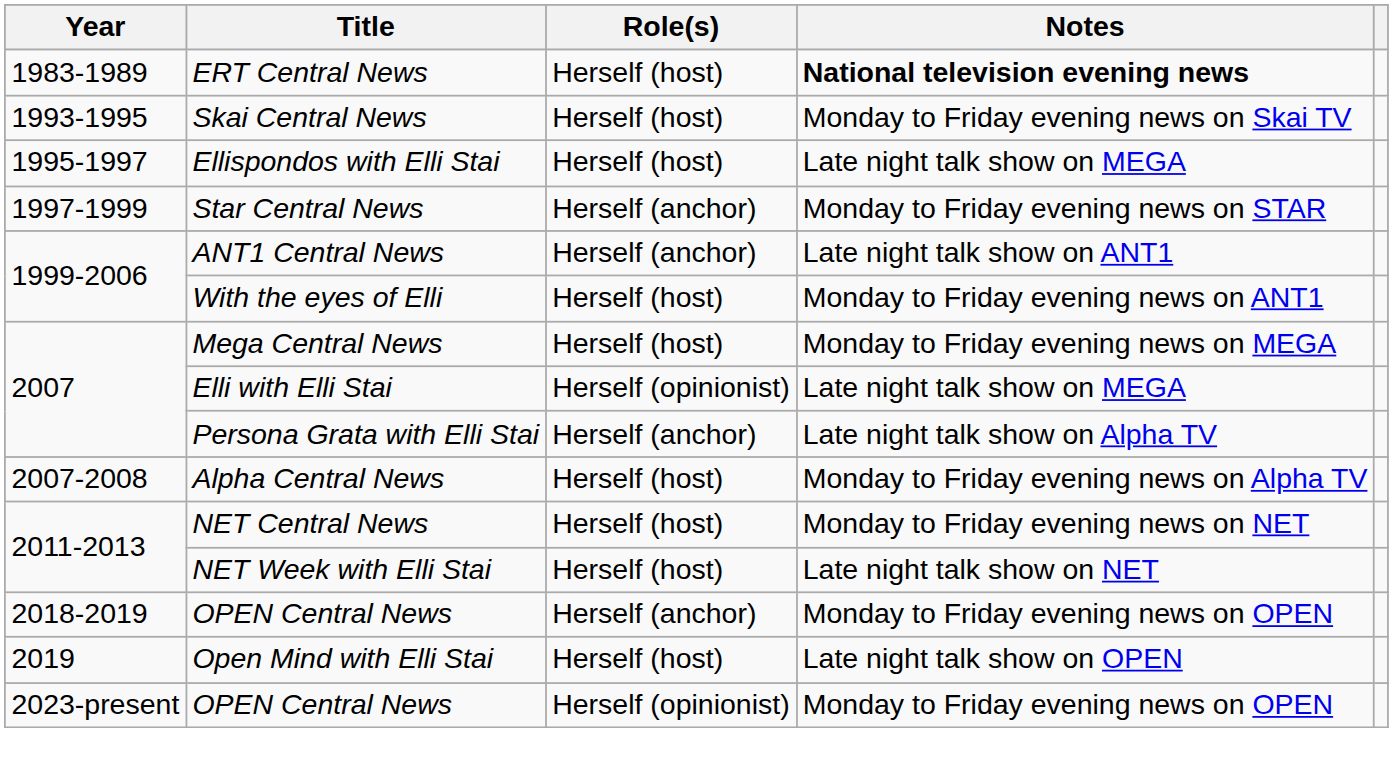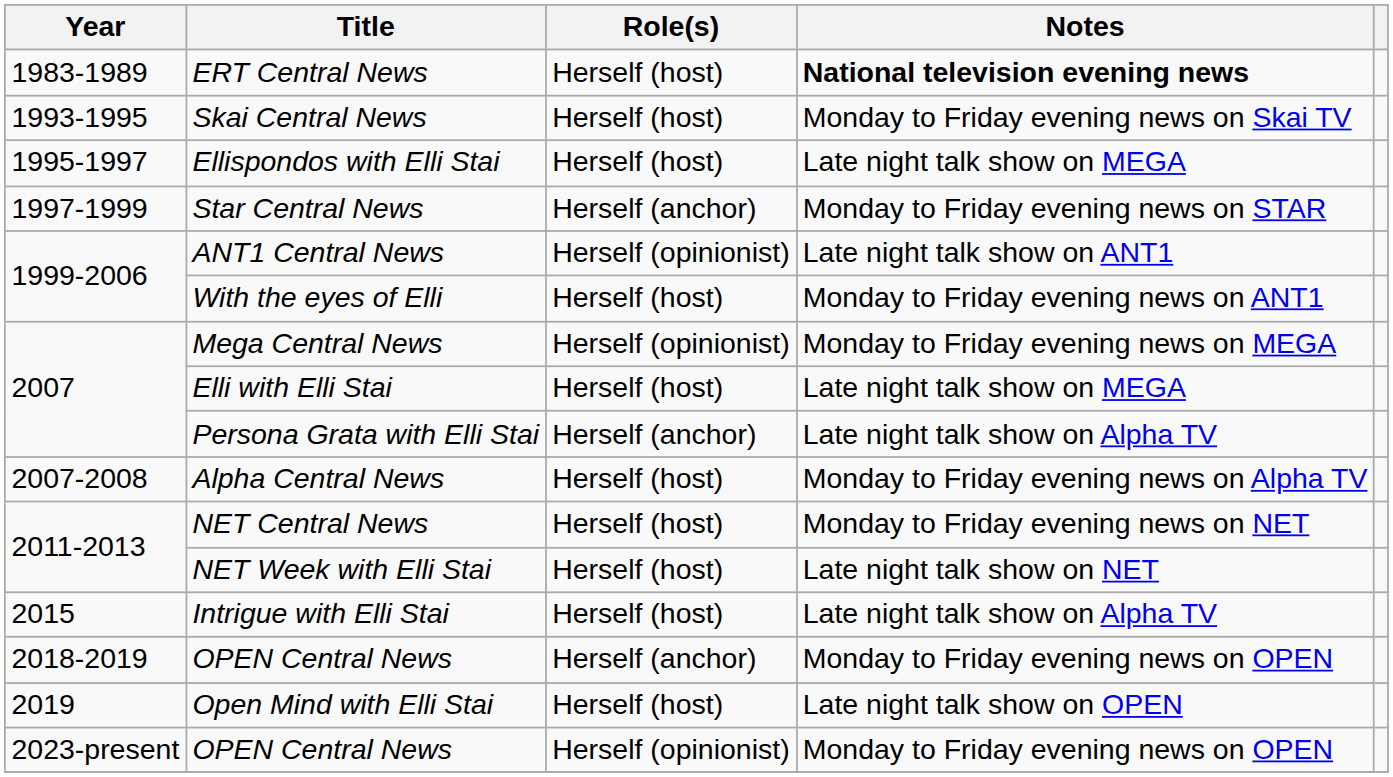(654, 252) Herself (anchor) -> (671, 252) Herself (opinionist)
(638, 343) Herself (host) -> (671, 343) Herself (opinionist)
(671, 388) Herself (opinionist) -> (638, 388) Herself (host)
+ row: (43, 614)
